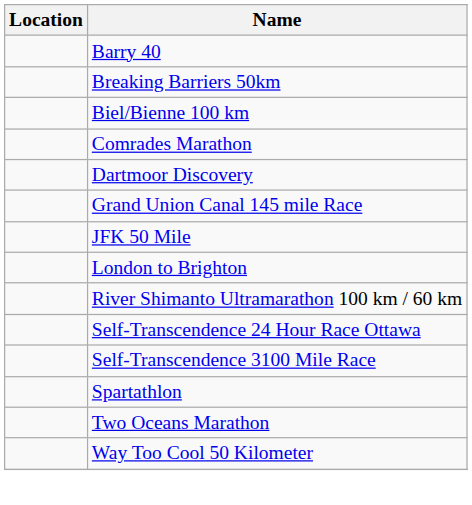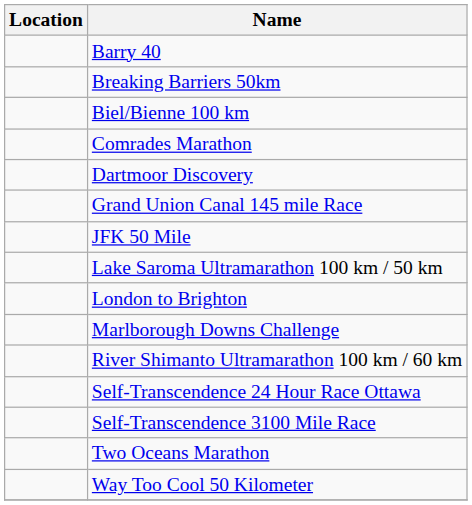+ row: (267, 267)
+ row: (215, 329)
- row: (137, 391)
